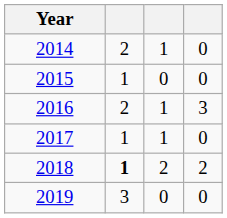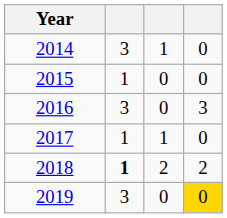(124, 49) 2 -> (124, 49) 3
(124, 108) 2 -> (124, 108) 3
(164, 108) 1 -> (164, 108) 0
(203, 197) no background -> (203, 197) gold background
